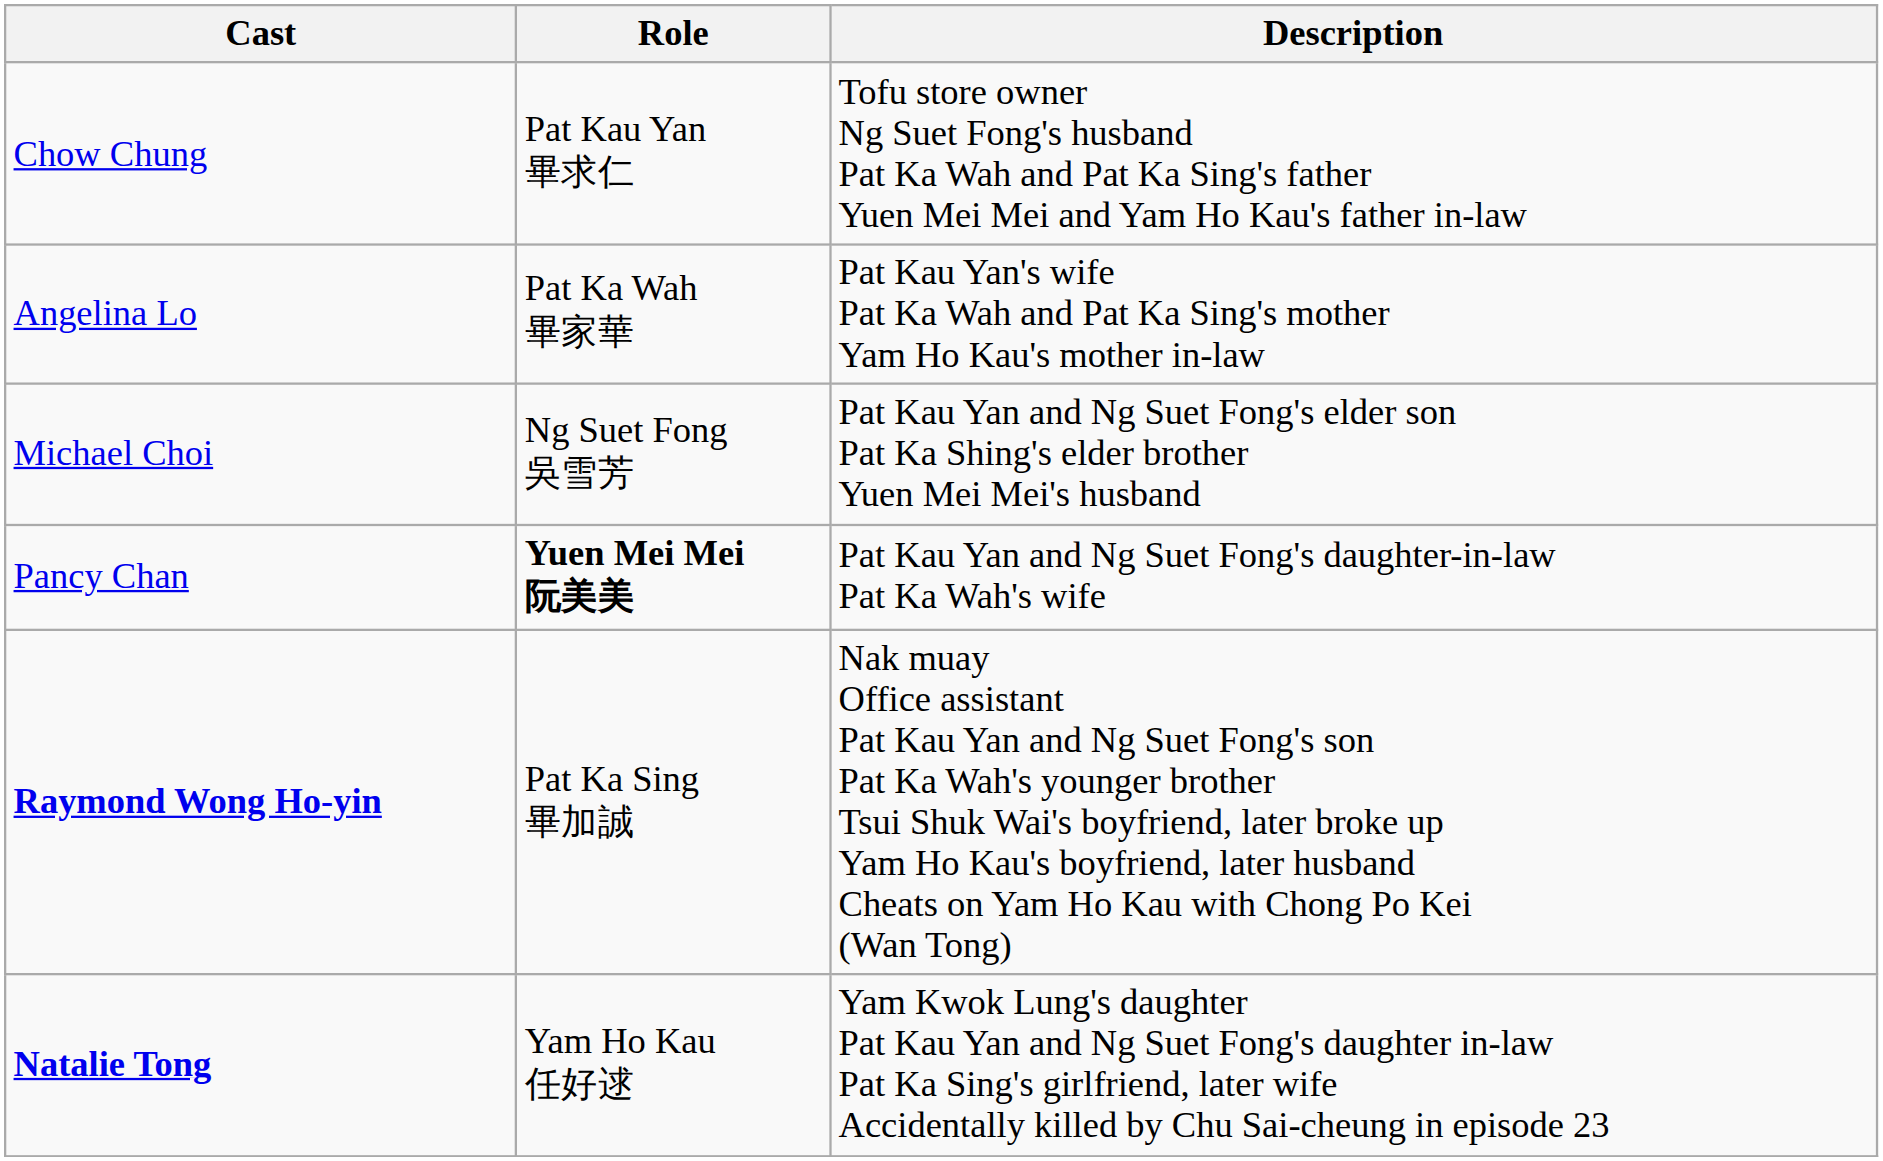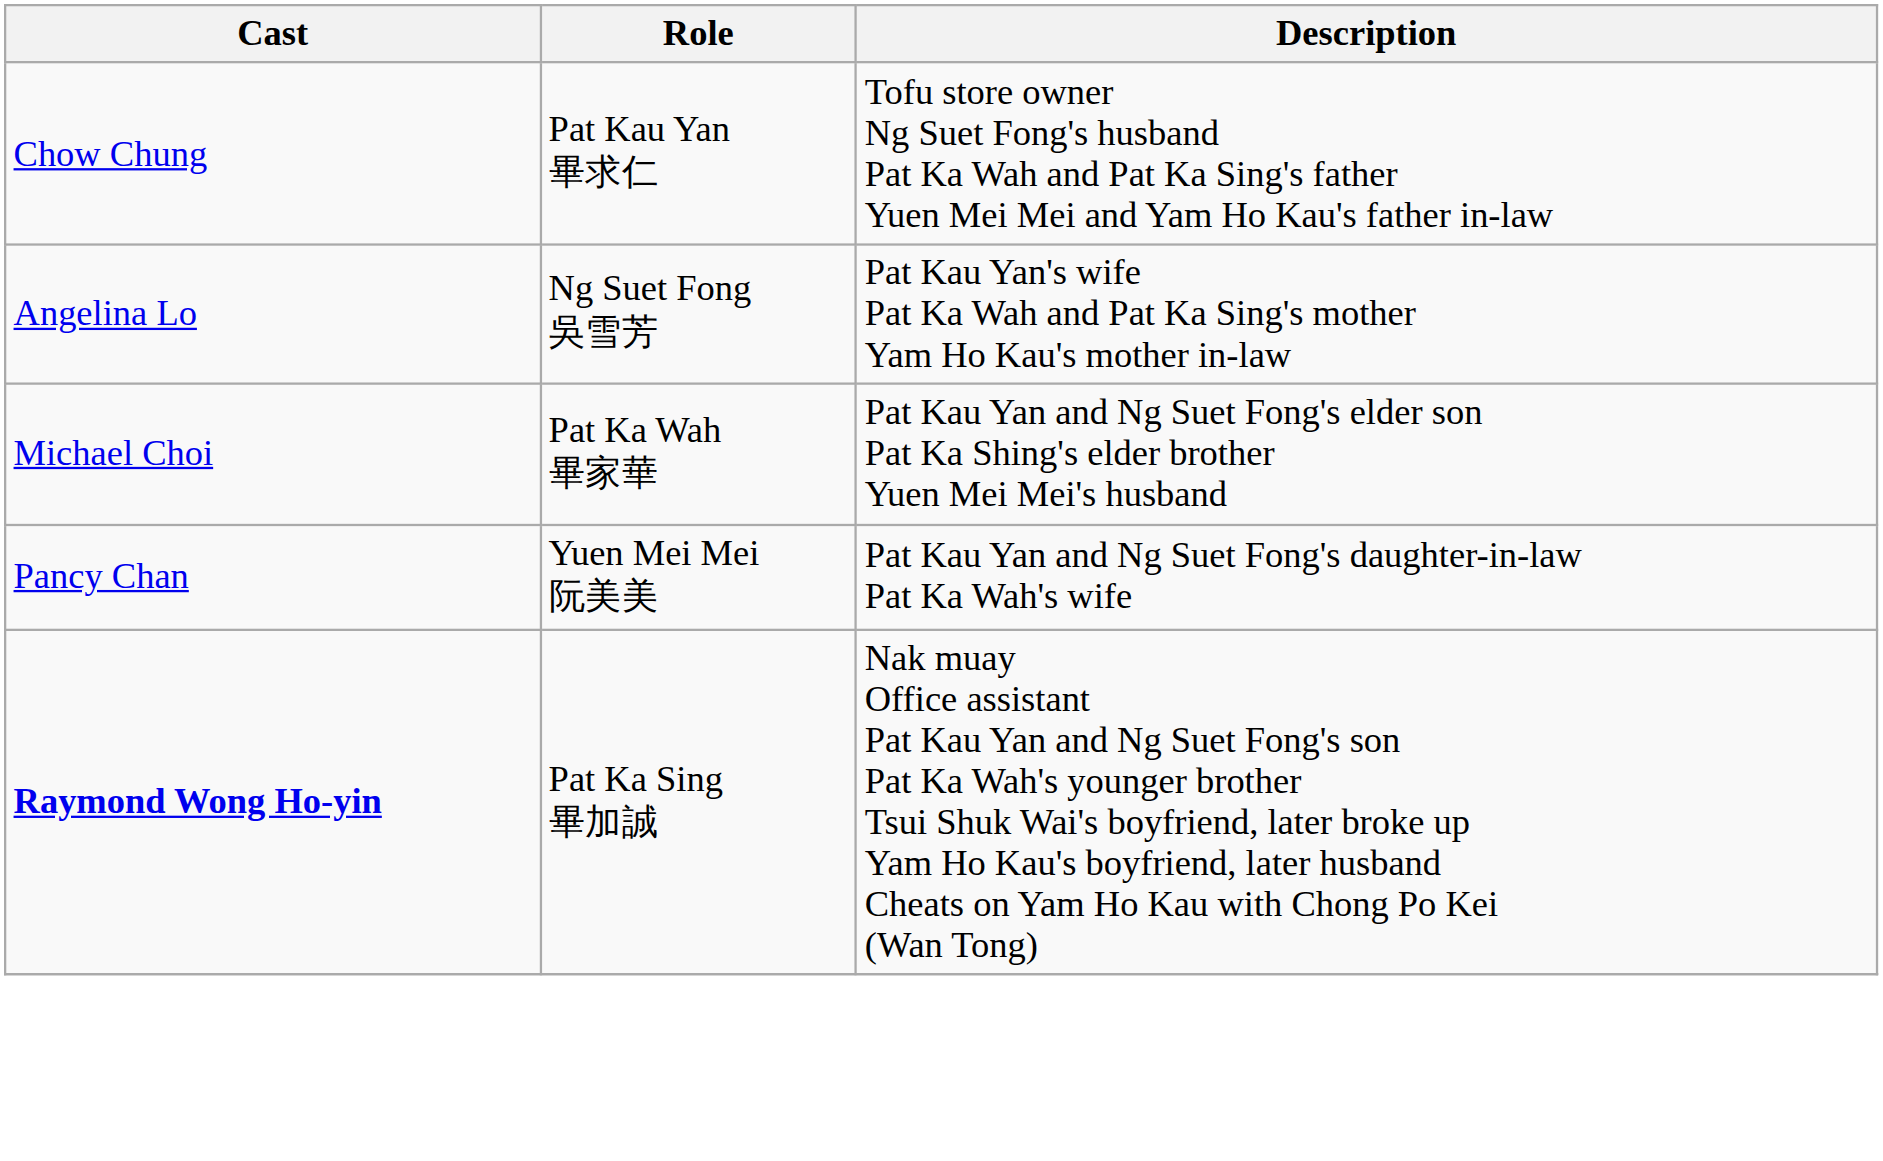(611, 311) Pat Ka Wah 畢家華 -> (650, 311) Ng Suet Fong 吳雪芳
(626, 450) Ng Suet Fong 吳雪芳 -> (635, 450) Pat Ka Wah 畢家華
(635, 573) bold -> (654, 573) normal
- row: (112, 1064)
